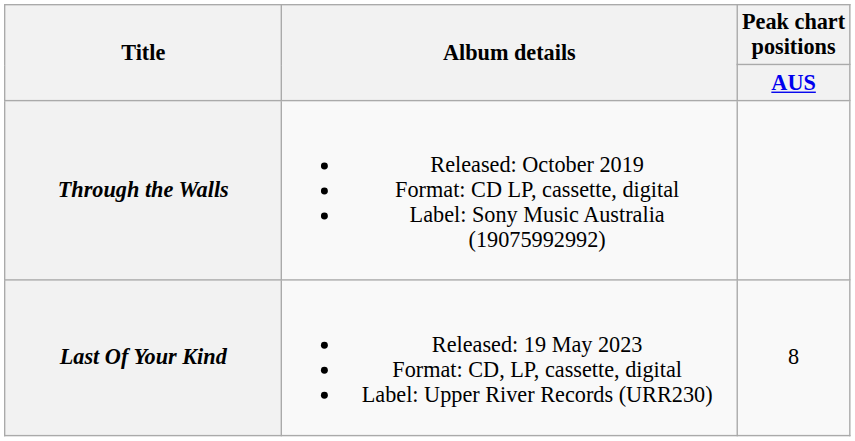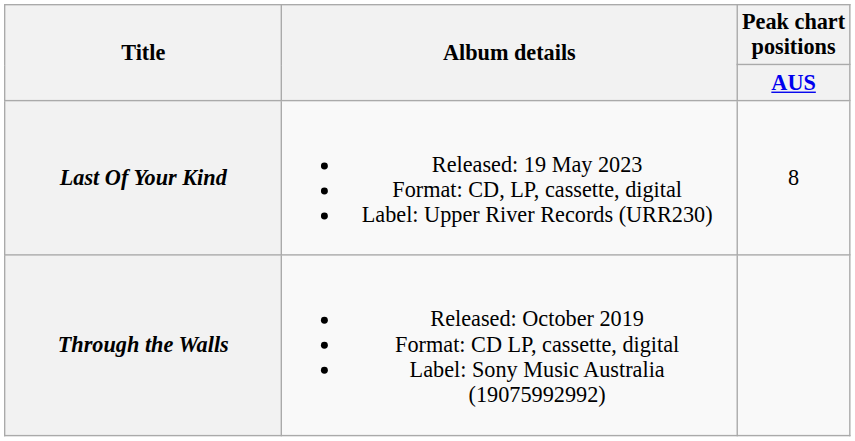rows swapped: (143, 189) <-> (143, 357)
